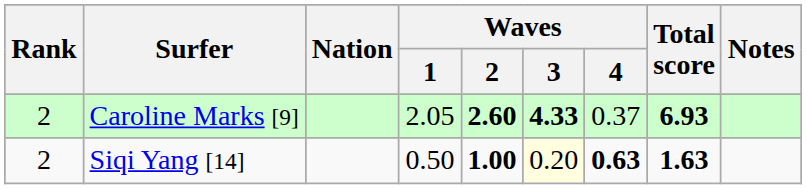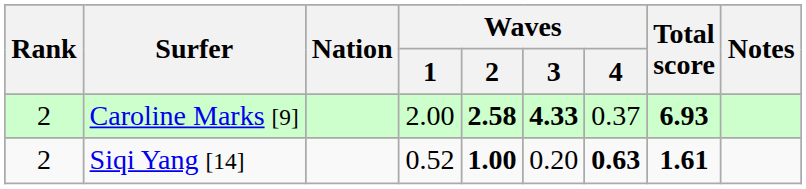(430, 115) 2.05 -> (430, 115) 2.00
(492, 115) 2.60 -> (492, 115) 2.58
(430, 159) 0.50 -> (430, 159) 0.52
(554, 159) lightyellow background -> (554, 159) no background
(684, 159) 1.63 -> (684, 159) 1.61
